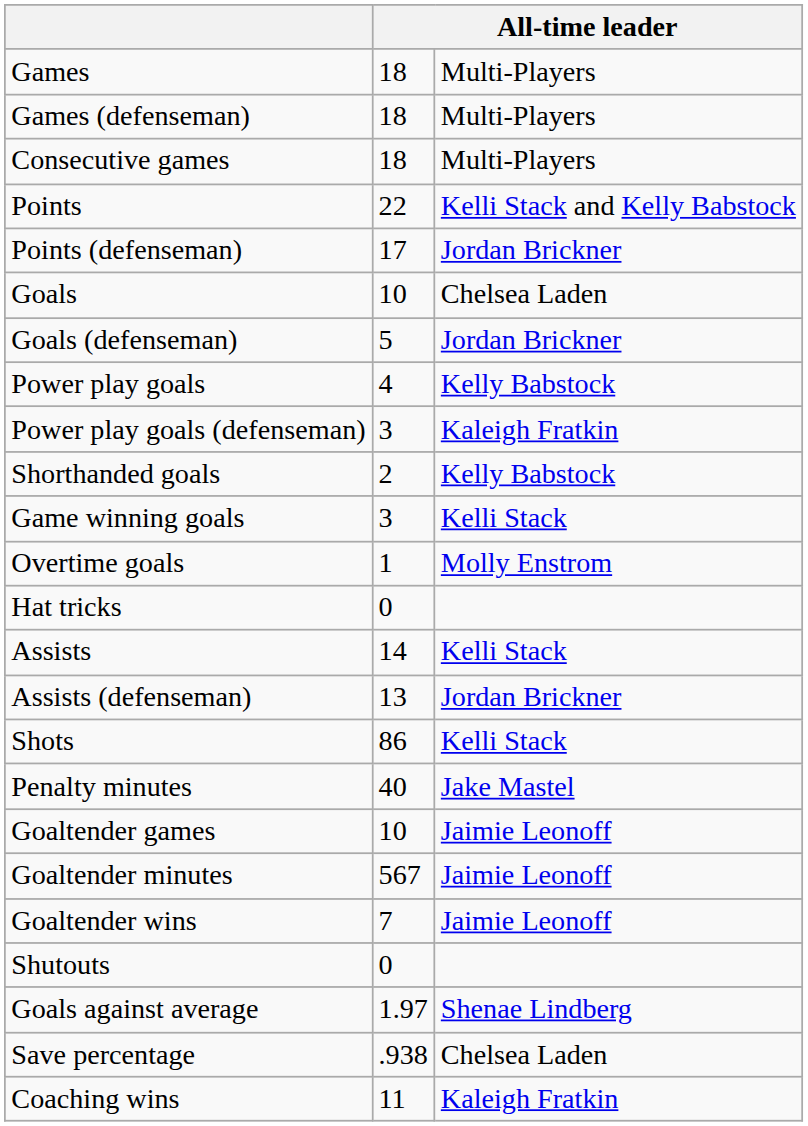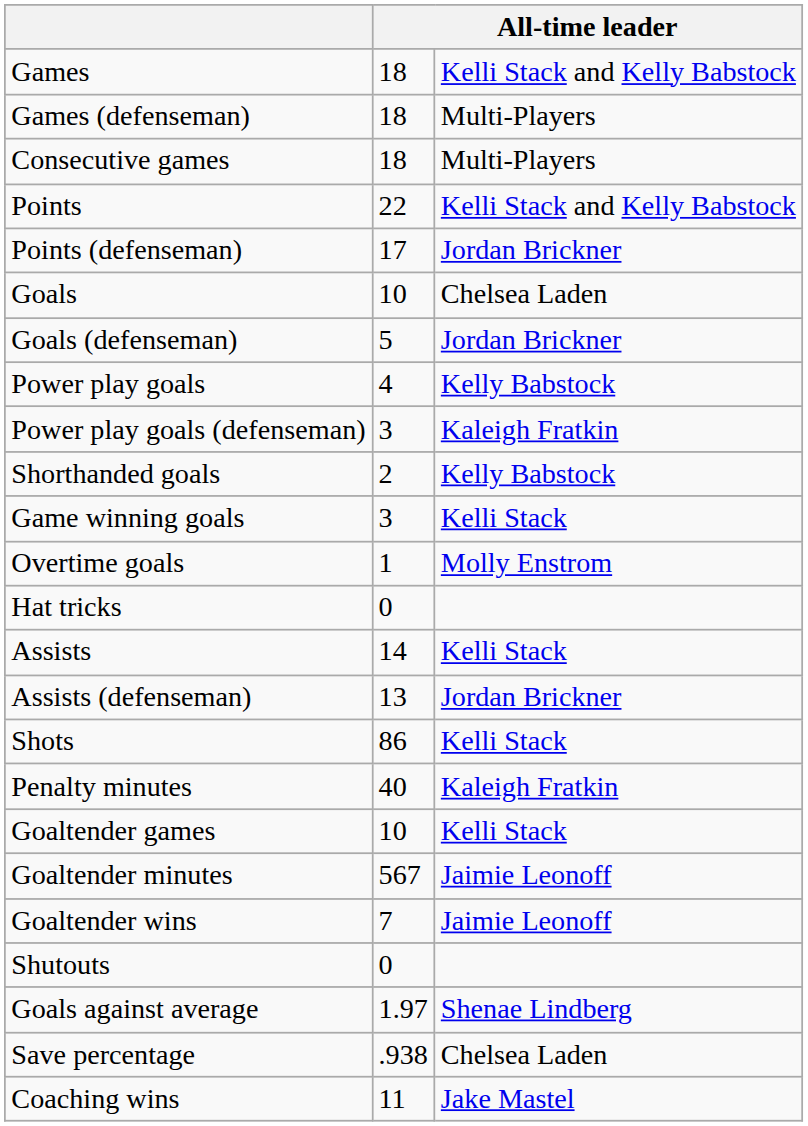(518, 71) Multi-Players -> (618, 71) Kelli Stack and Kelly Babstock
(508, 786) Jake Mastel -> (530, 786) Kaleigh Fratkin
(526, 830) Jaimie Leonoff -> (504, 830) Kelli Stack
(530, 1098) Kaleigh Fratkin -> (508, 1098) Jake Mastel
